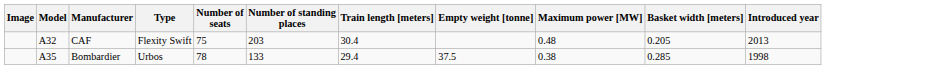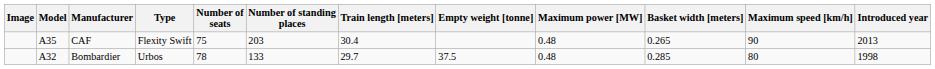+ column: (800, 18)
(48, 40) A32 -> (48, 40) A35
(659, 40) 0.205 -> (659, 40) 0.265
(48, 56) A35 -> (48, 56) A32
(349, 56) 29.4 -> (349, 56) 29.7
(547, 56) 0.38 -> (547, 56) 0.48
